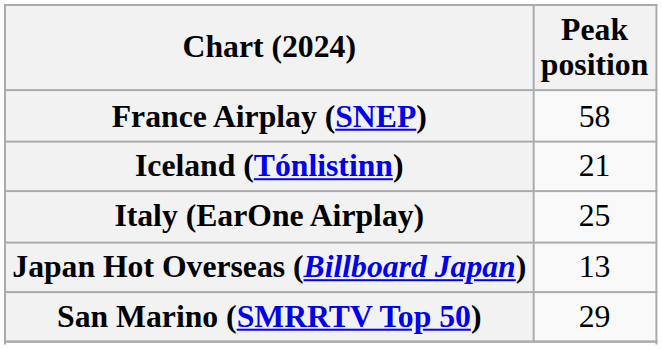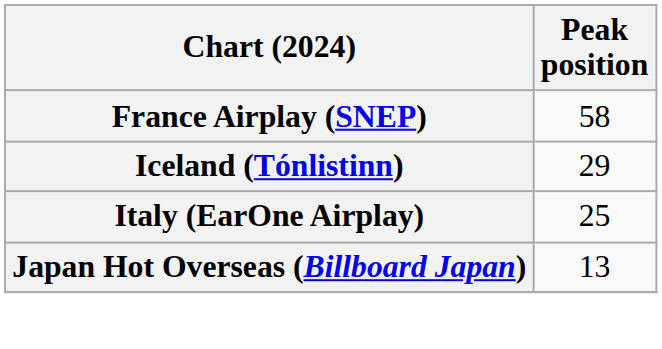(595, 165) 21 -> (595, 165) 29
- row: (269, 316)
